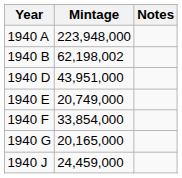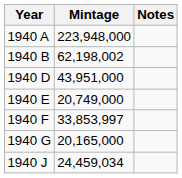(90, 120) 33,854,000 -> (90, 120) 33,853,997
(90, 162) 24,459,000 -> (90, 162) 24,459,034
